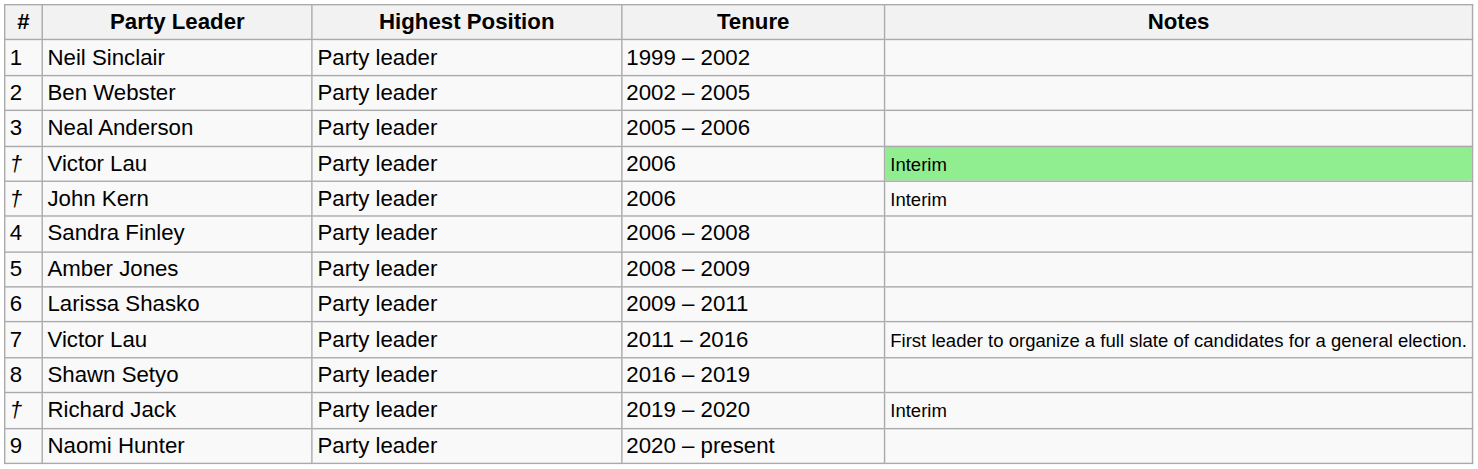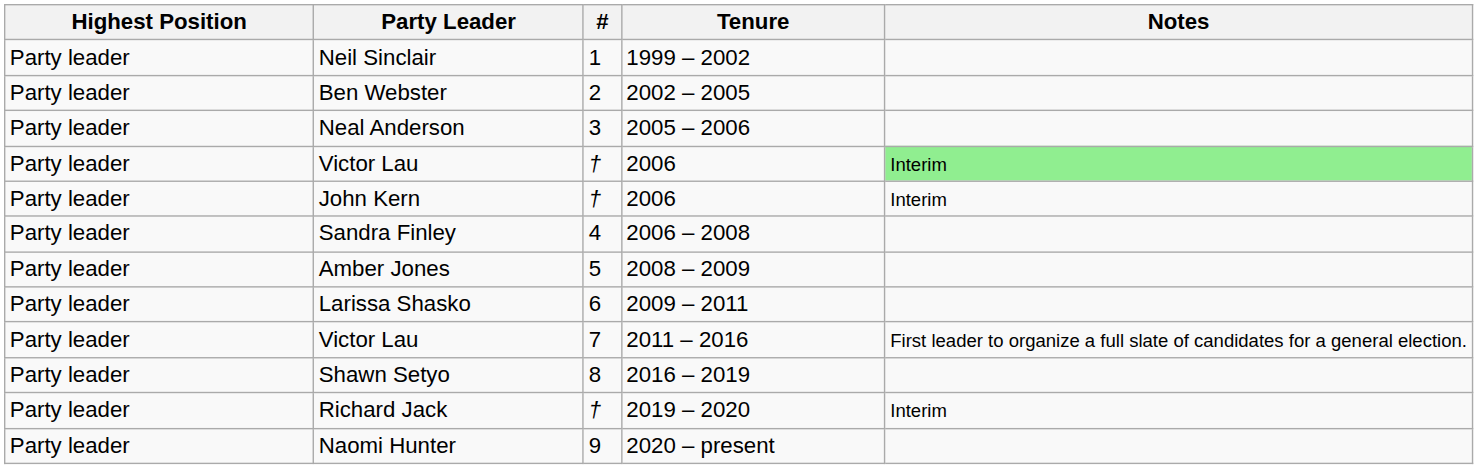columns swapped: (24, 22) <-> (467, 22)
